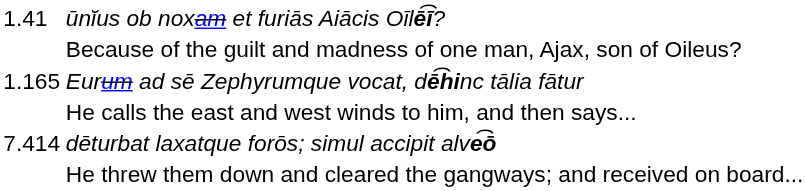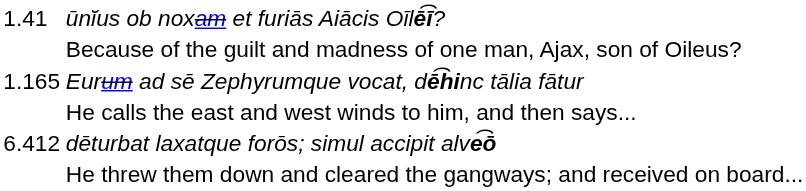(32, 143) 7.414 -> (32, 143) 6.412
